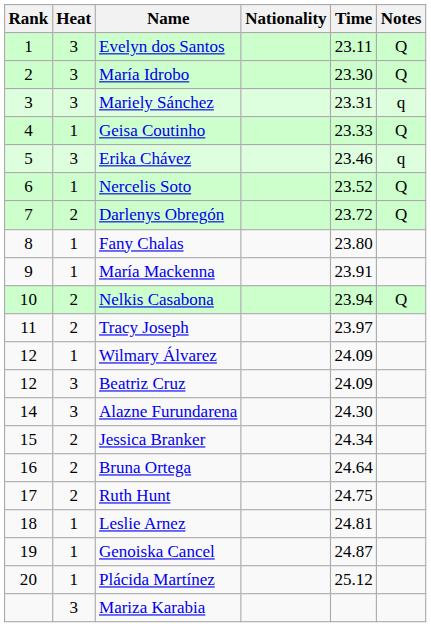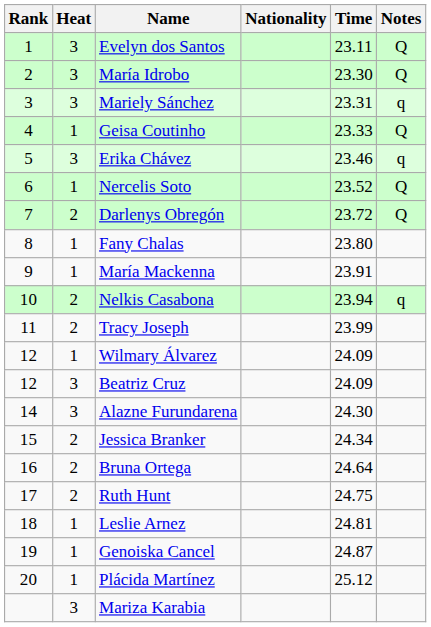(401, 299) Q -> (401, 299) q
(354, 327) 23.97 -> (354, 327) 23.99
